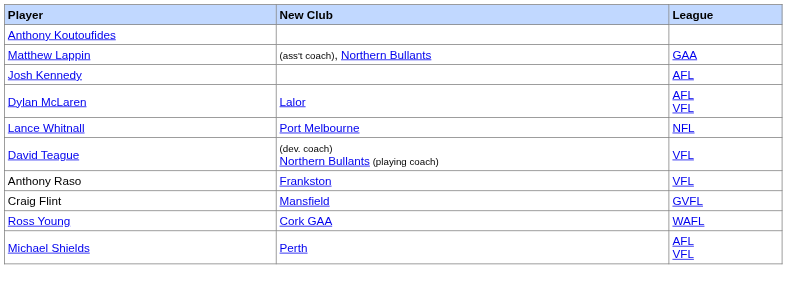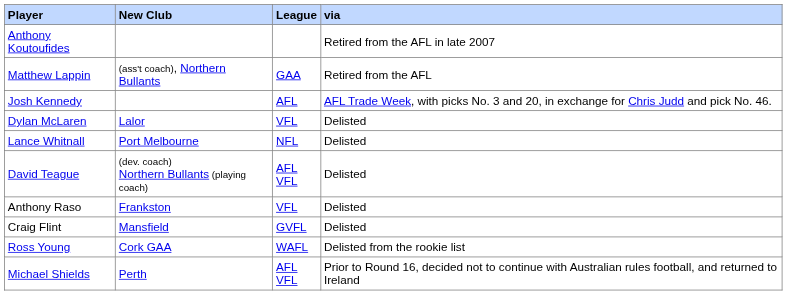+ column: (332, 14)
(683, 101) AFL VFL -> (287, 121) VFL
(683, 154) VFL -> (287, 174) AFL VFL
